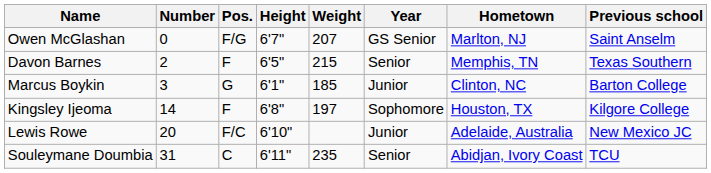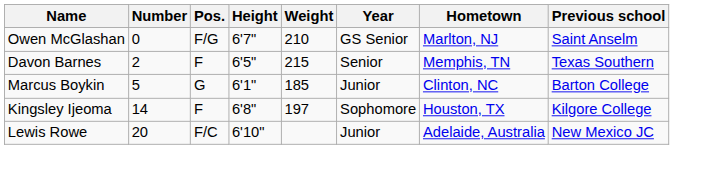(325, 39) 207 -> (297, 39) 210
(164, 86) 3 -> (136, 86) 5
- row: (80, 156)
